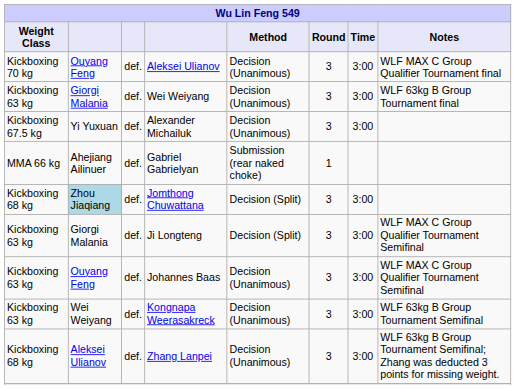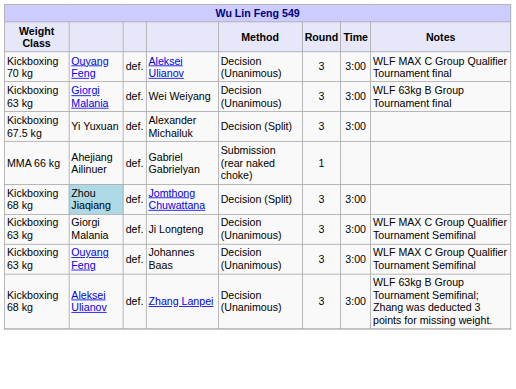(260, 127) Decision (Unanimous) -> (256, 127) Decision (Split)
(265, 235) Decision (Split) -> (251, 229) Decision (Unanimous)
- row: (181, 314)
